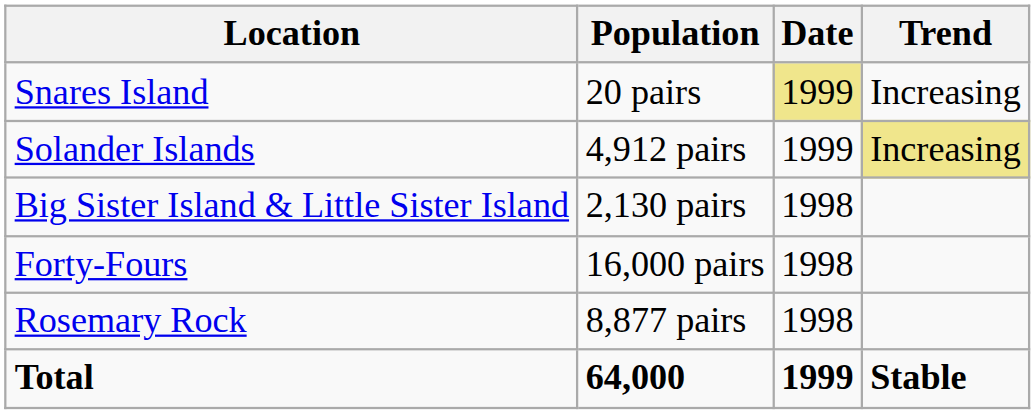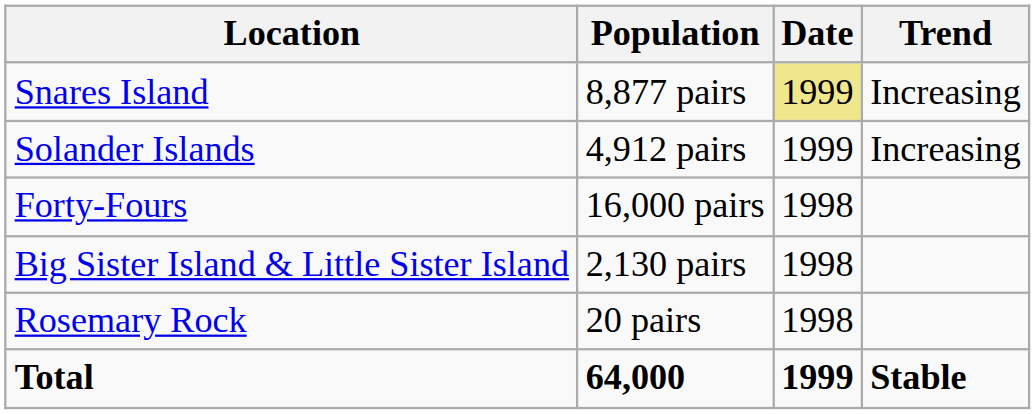(643, 91) 20 pairs -> (666, 91) 8,877 pairs
(945, 148) khaki background -> (945, 148) no background
rows swapped: (101, 263) <-> (292, 205)
(666, 320) 8,877 pairs -> (643, 320) 20 pairs
